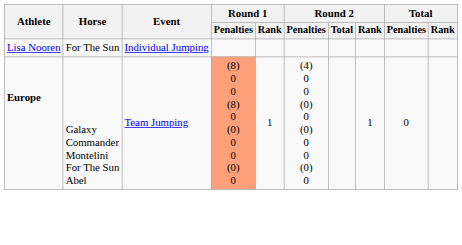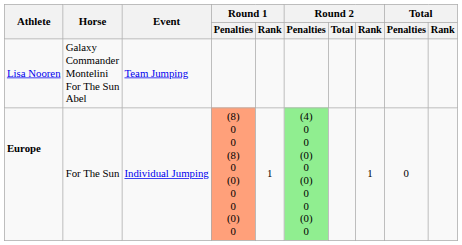(93, 48) For The Sun -> (93, 73) Galaxy Commander Montelini For The Sun Abel
(167, 48) Individual Jumping -> (156, 73) Team Jumping
(93, 155) Galaxy Commander Montelini For The Sun Abel -> (93, 174) For The Sun
(156, 123) Team Jumping -> (167, 174) Individual Jumping
(306, 123) no background -> (306, 174) lightgreen background
